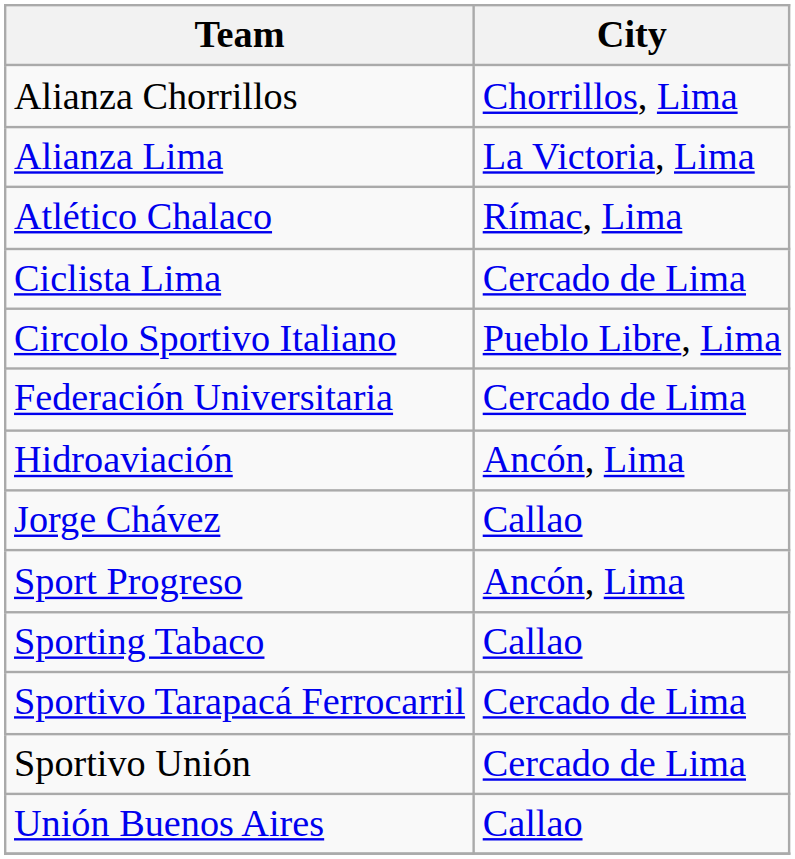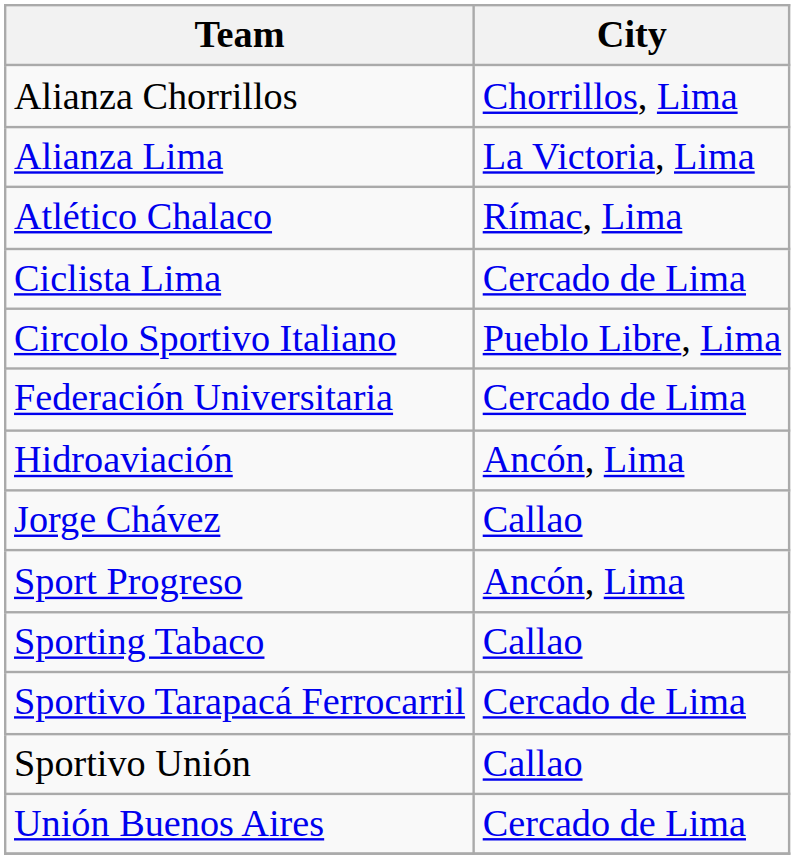(614, 762) Cercado de Lima -> (533, 762) Callao
(533, 823) Callao -> (614, 823) Cercado de Lima
